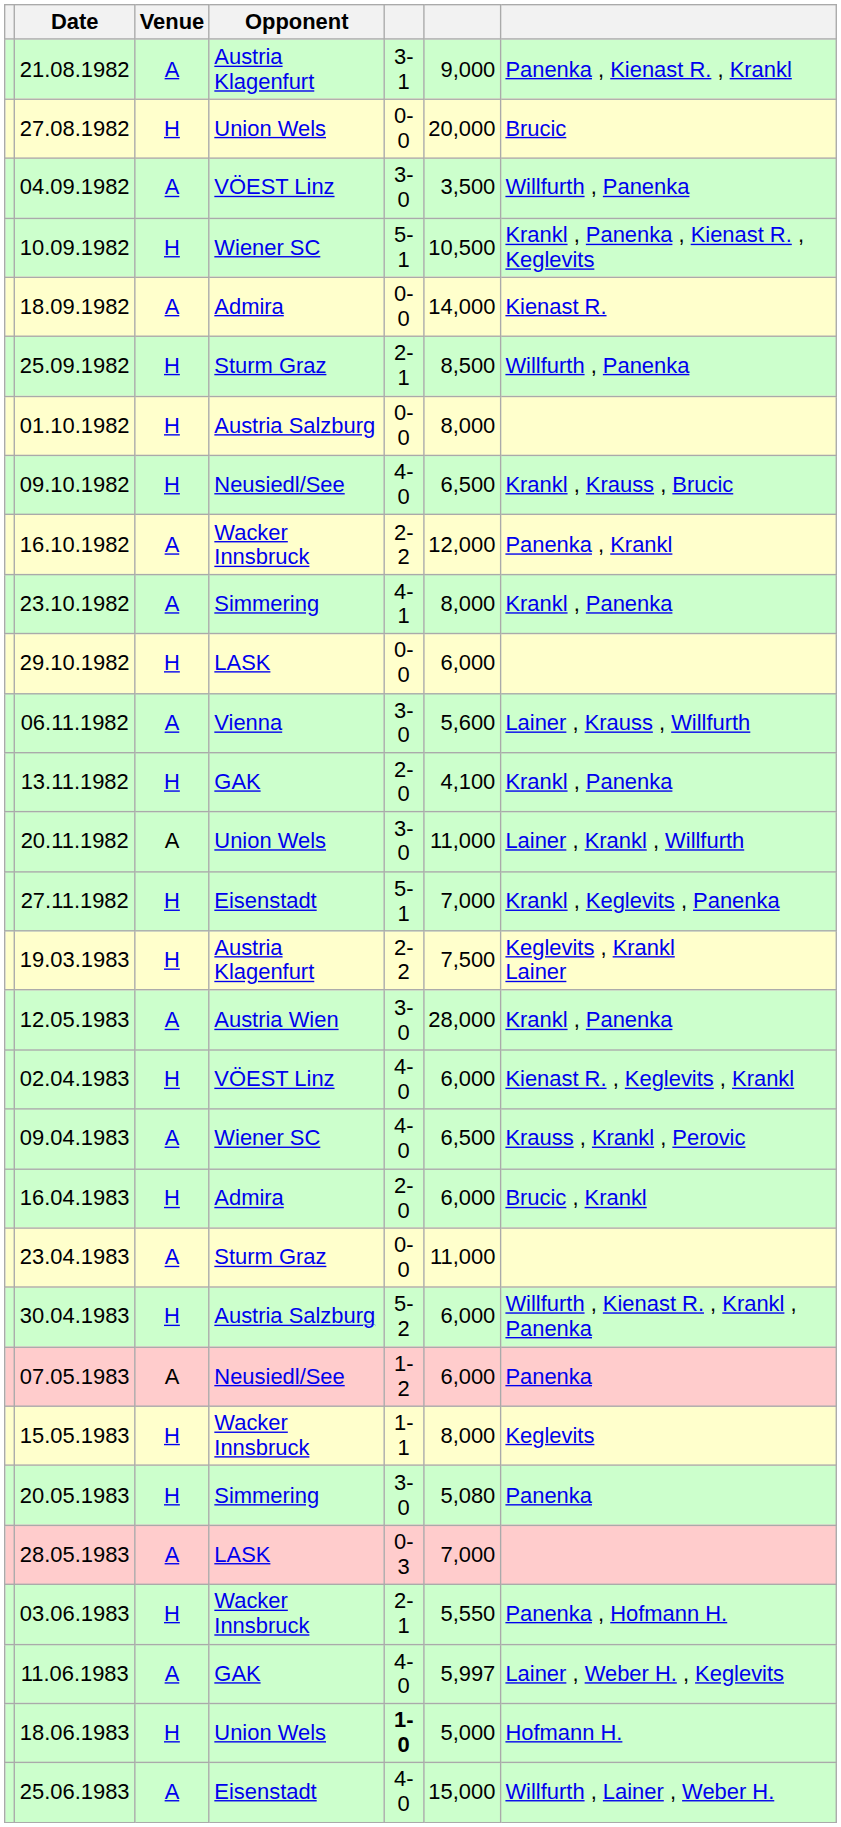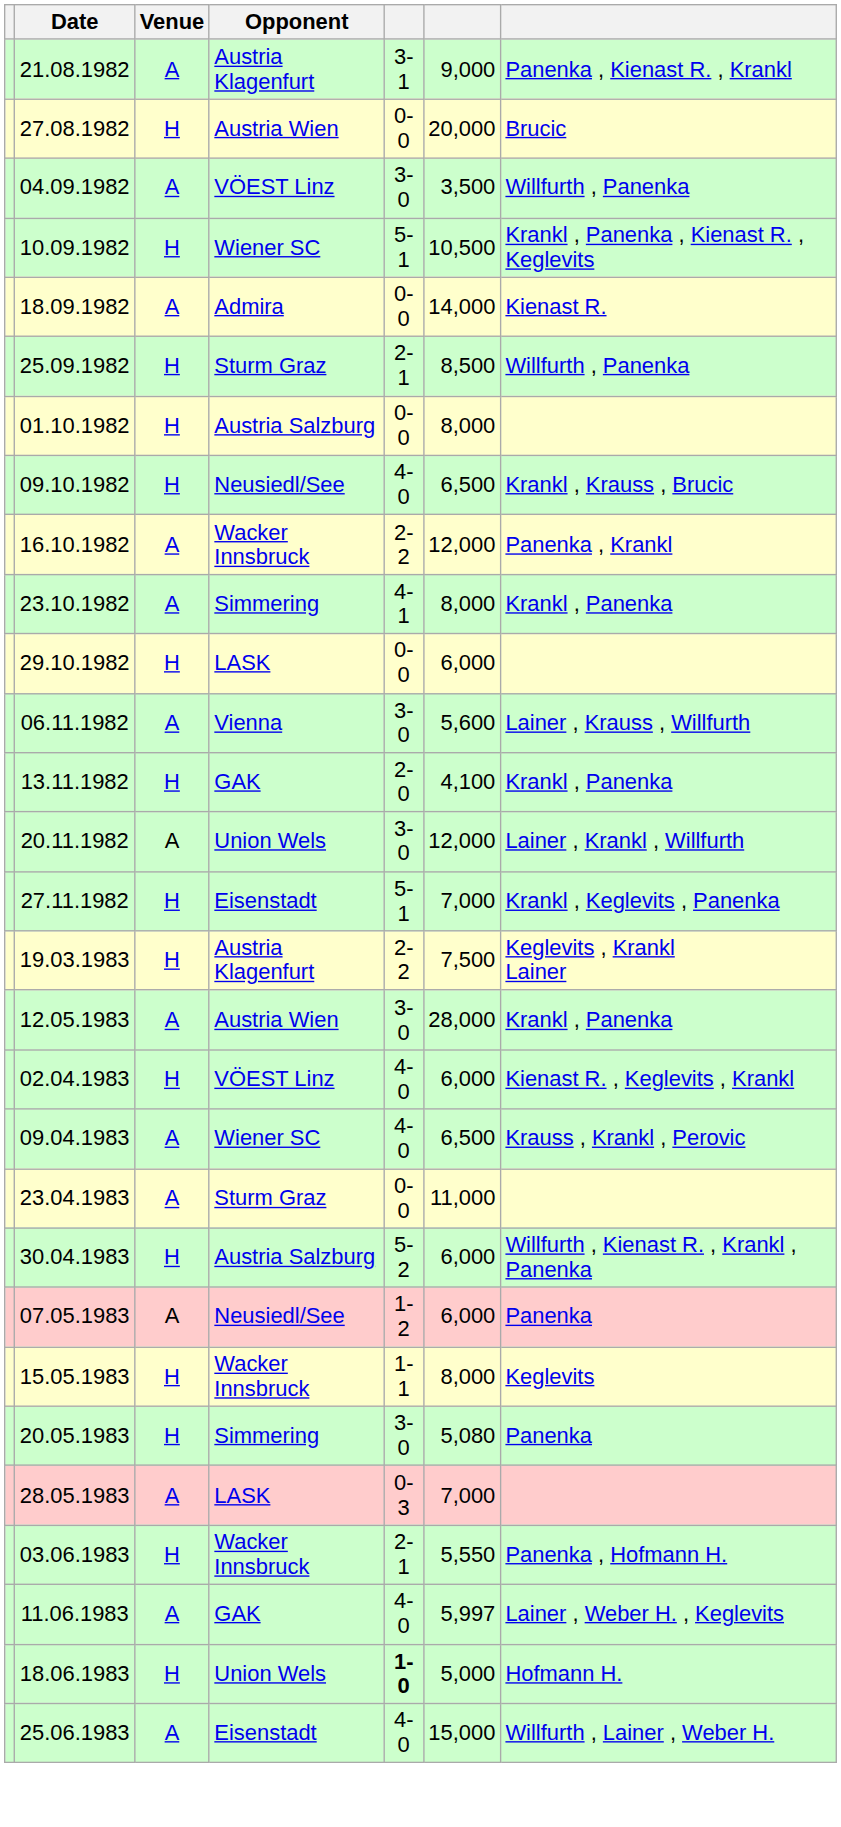(270, 128) Union Wels -> (276, 128) Austria Wien
(463, 841) 11,000 -> (462, 841) 12,000
- row: (75, 1198)
